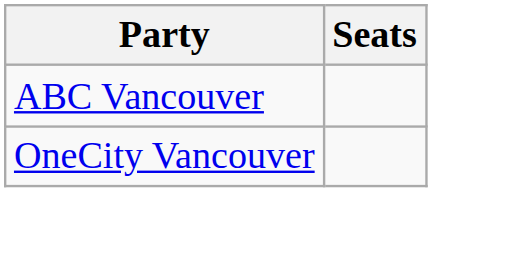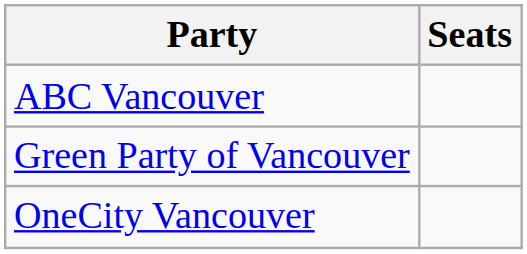+ row: (212, 155)
